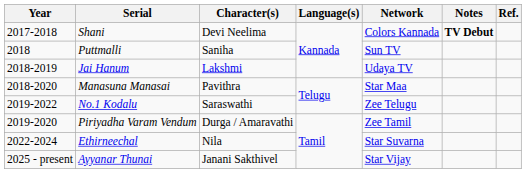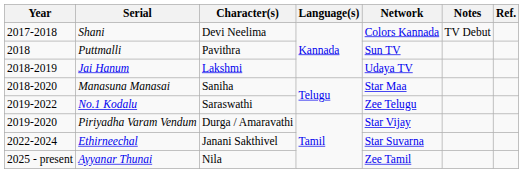(469, 31) bold -> (468, 31) normal
(218, 50) Saniha -> (221, 50) Pavithra
(221, 86) Pavithra -> (218, 86) Saniha
(388, 123) Zee Tamil -> (388, 123) Star Vijay
(212, 141) Nila -> (240, 141) Janani Sakthivel
(240, 159) Janani Sakthivel -> (212, 159) Nila
(388, 159) Star Vijay -> (388, 159) Zee Tamil
